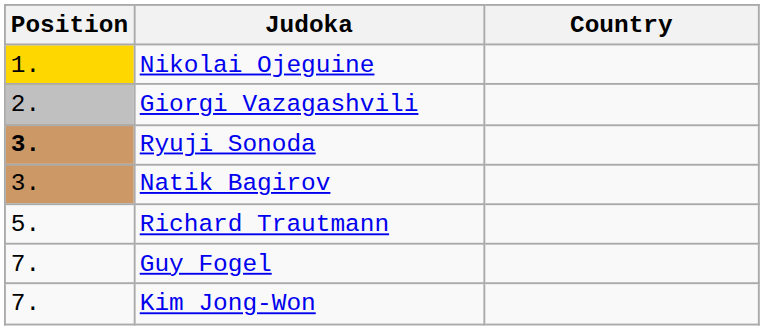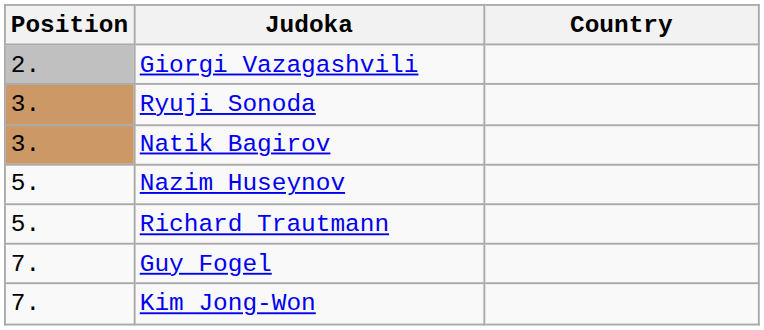- row: (257, 65)
(25, 144) bold -> (25, 105) normal
+ row: (242, 184)
